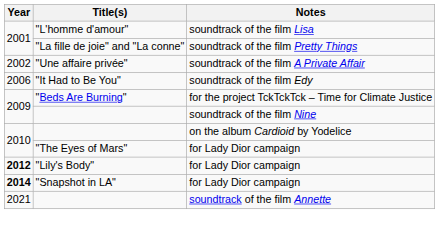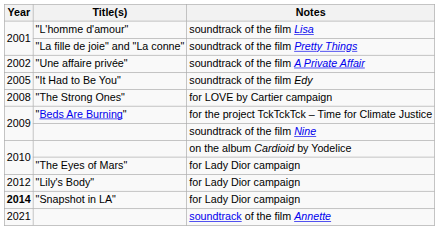(19, 81) 2006 -> (19, 81) 2005
+ row: (80, 98)
(19, 166) bold -> (19, 183) normal
